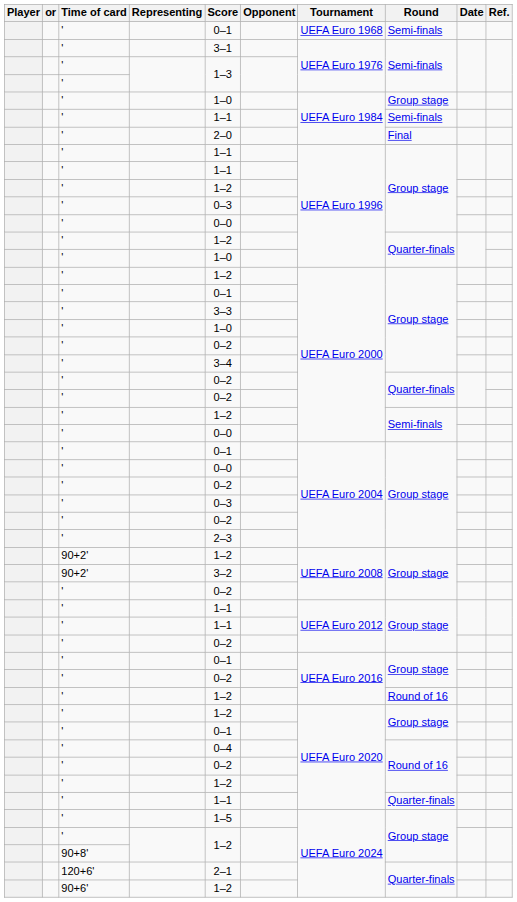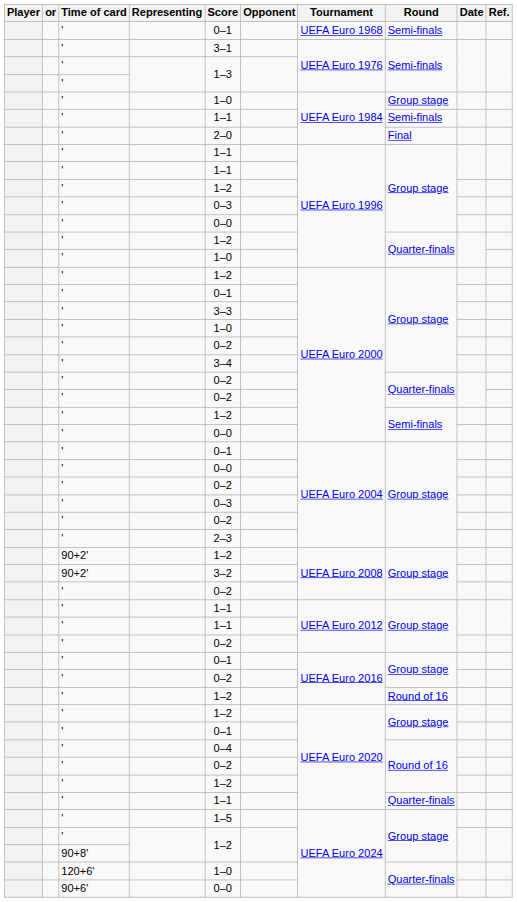(223, 871) 2–1 -> (223, 871) 1–0
(223, 888) 1–2 -> (223, 888) 0–0
